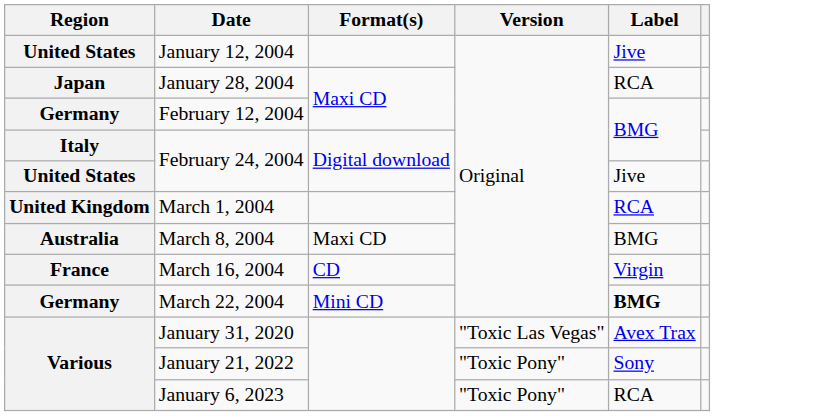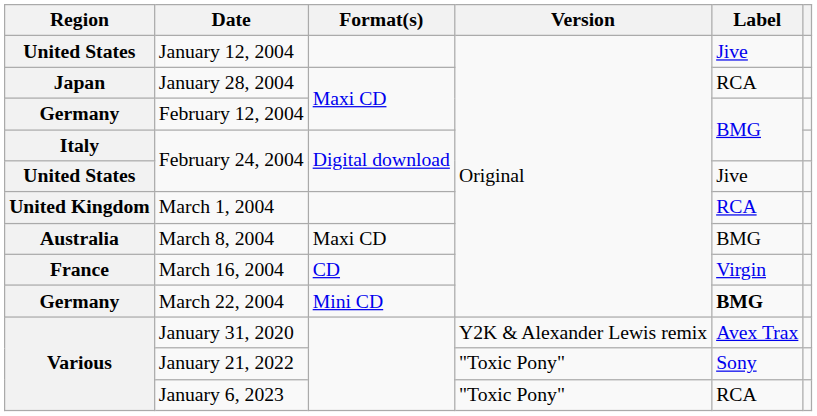(532, 332) "Toxic Las Vegas" -> (583, 332) Y2K & Alexander Lewis remix
